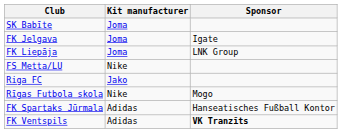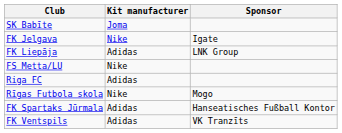(117, 39) Joma -> (117, 39) Nike
(117, 53) Joma -> (122, 53) Adidas
(117, 80) Jako -> (122, 80) Adidas
(220, 121) bold -> (220, 121) normal
